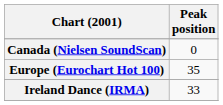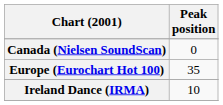(194, 89) 33 -> (194, 89) 10
